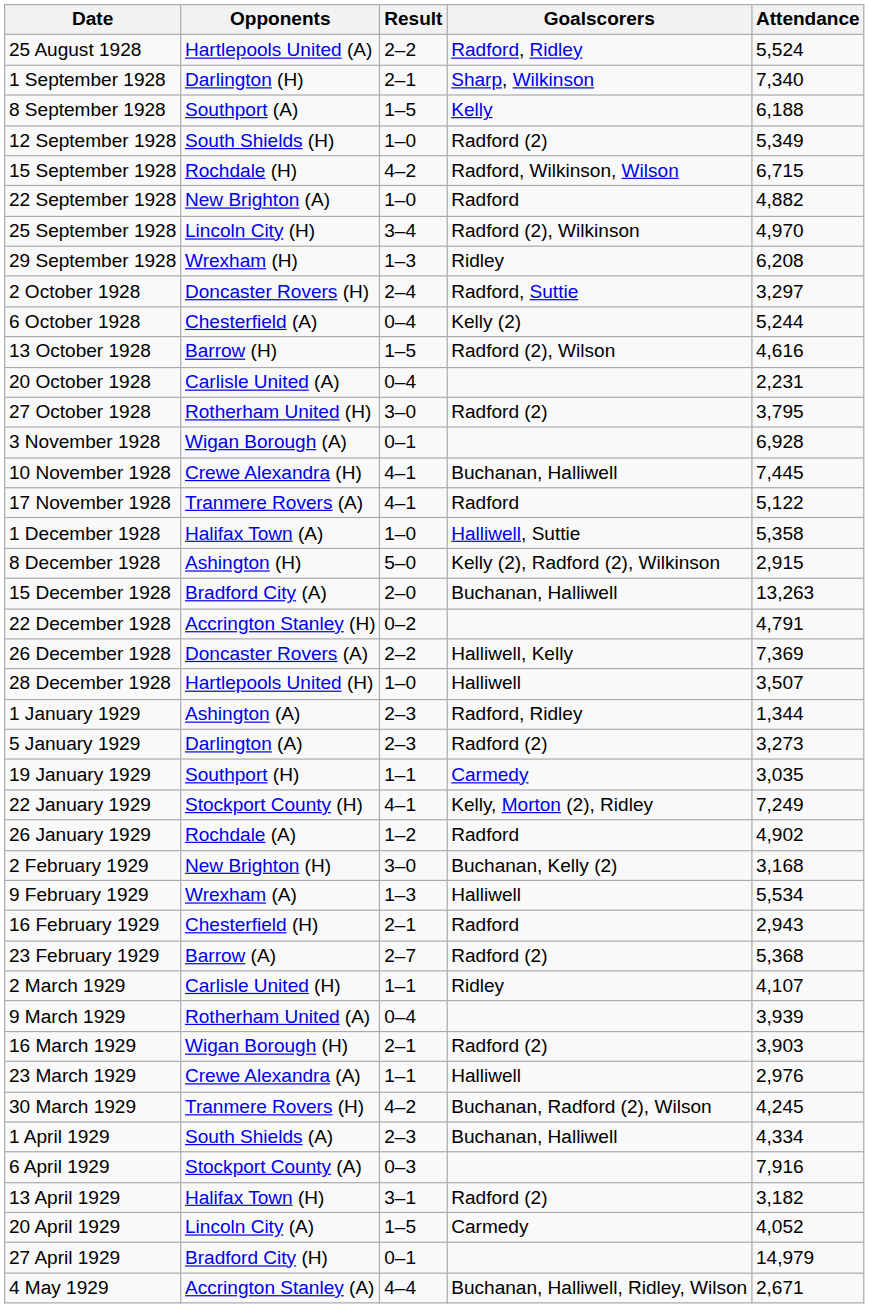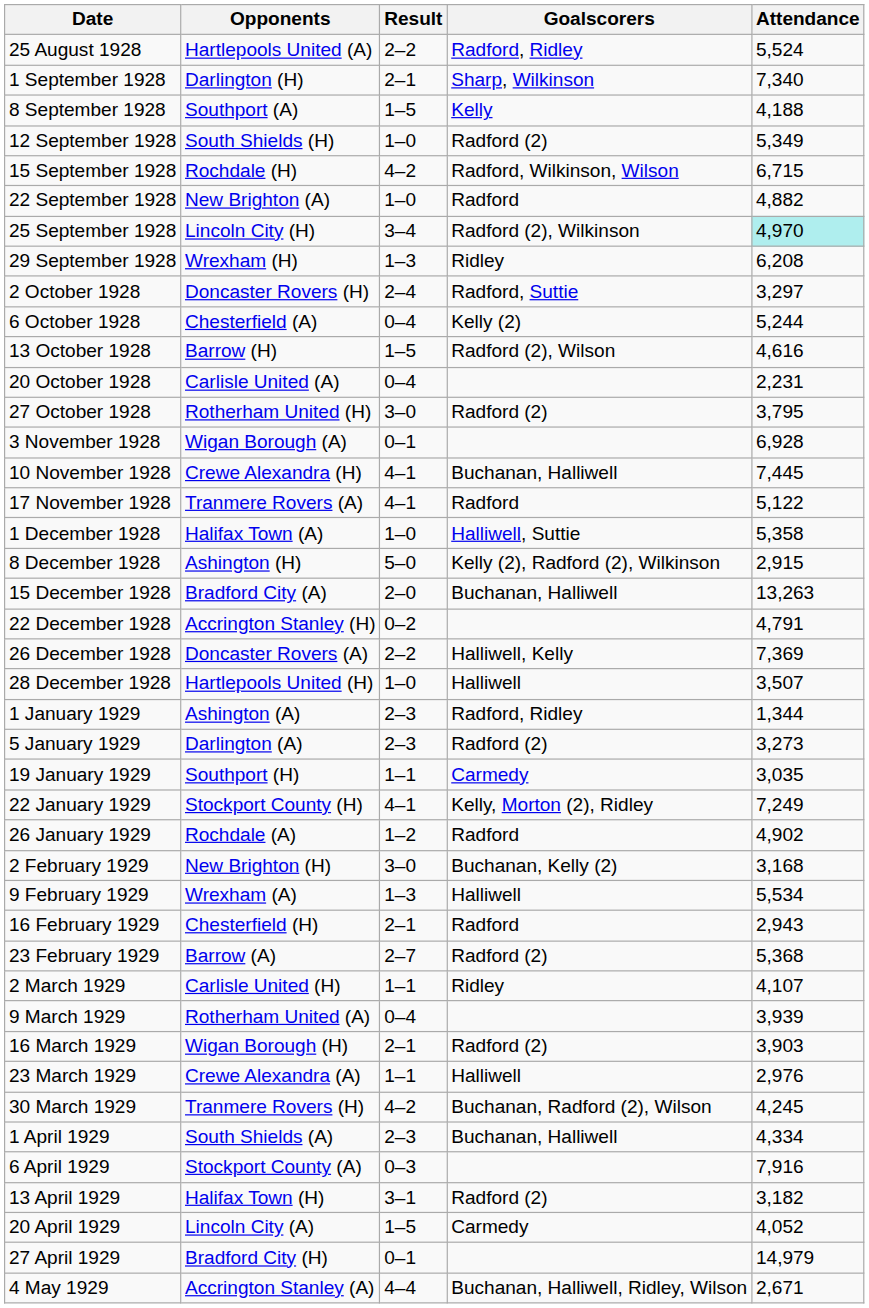(780, 110) 6,188 -> (780, 110) 4,188
(780, 230) no background -> (780, 230) paleturquoise background
